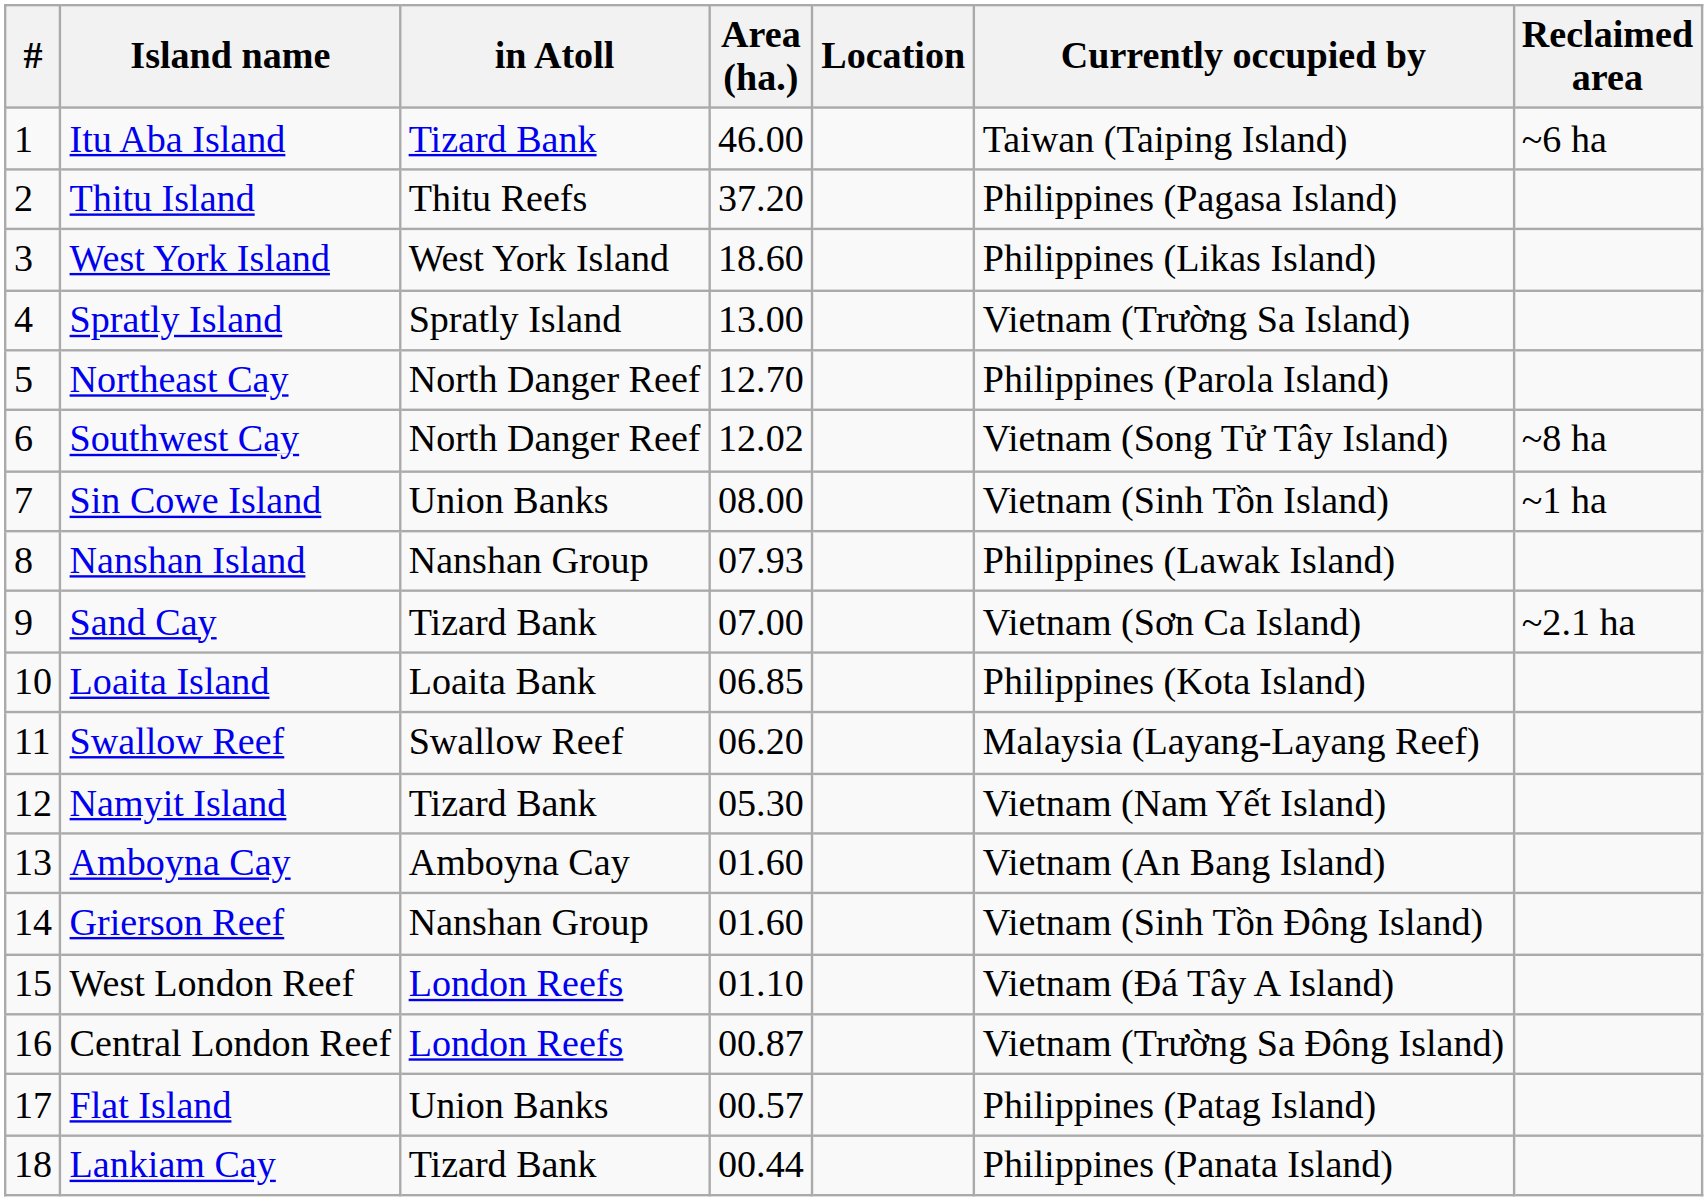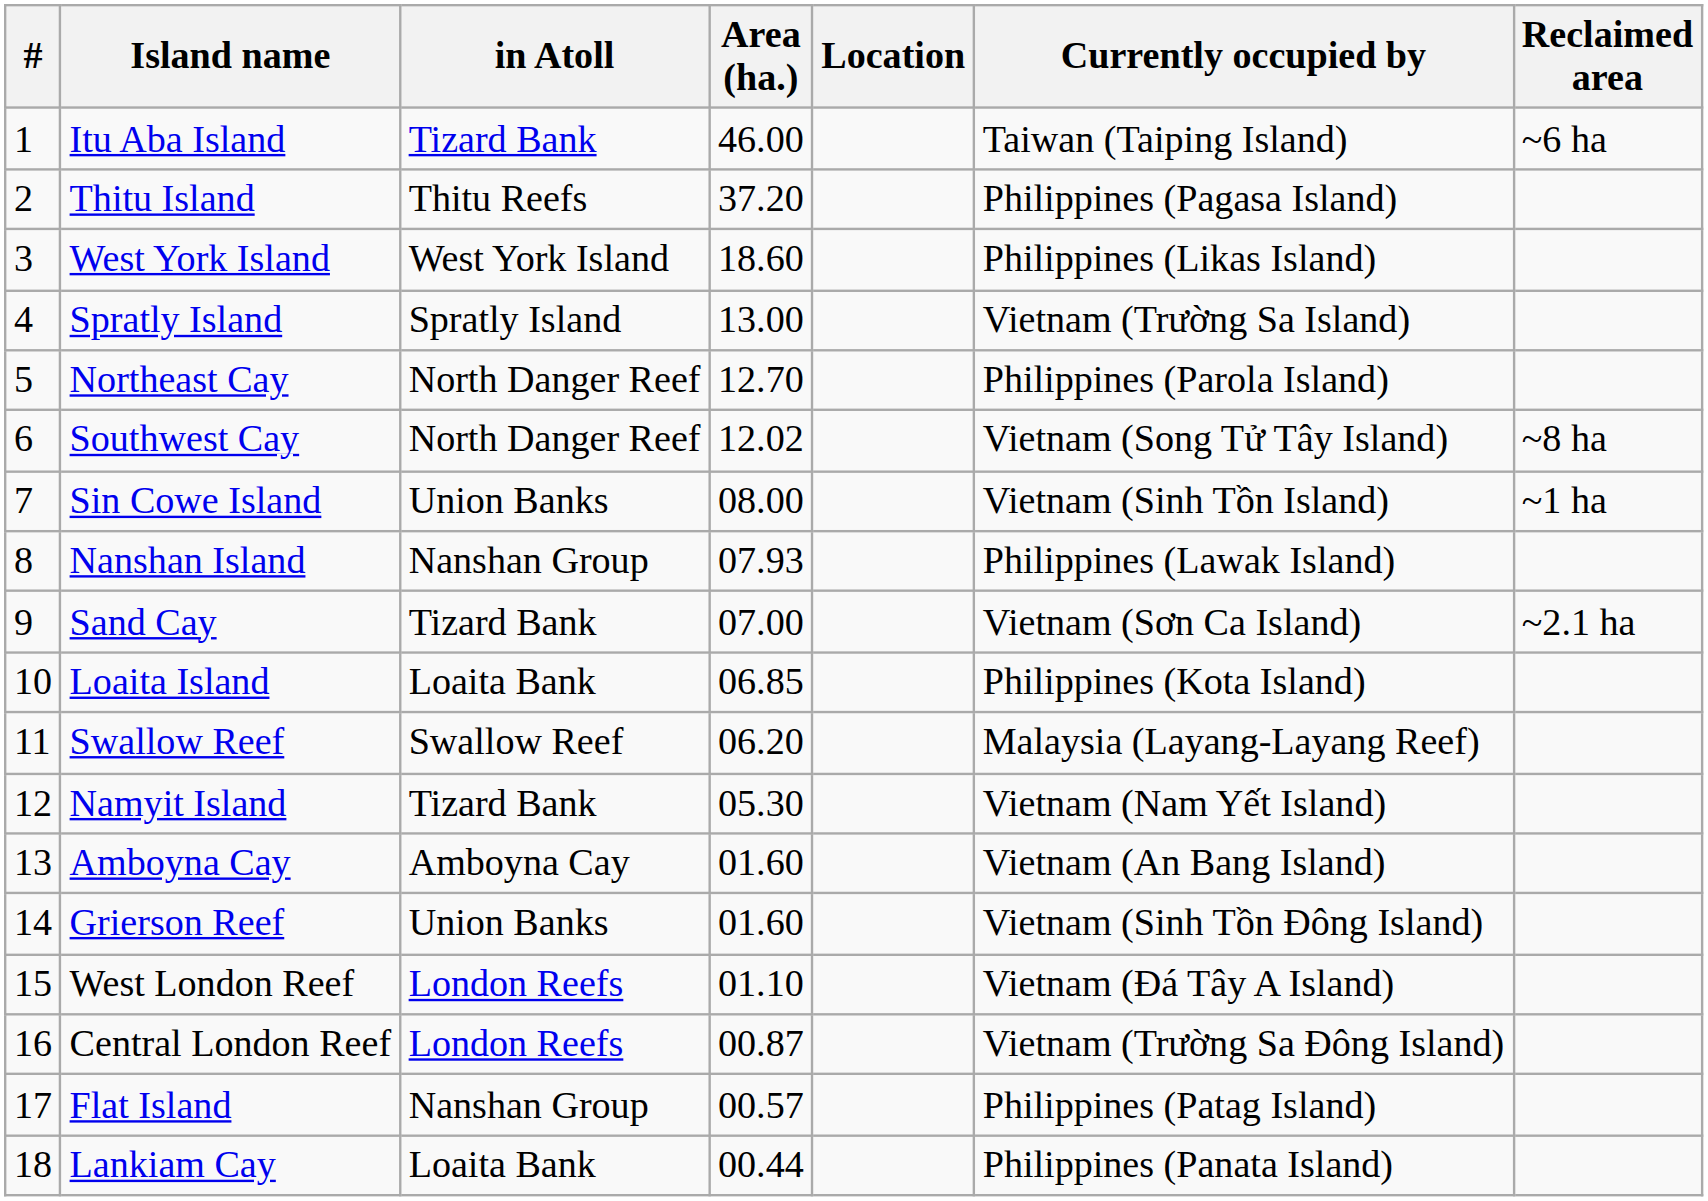(529, 923) Nanshan Group -> (509, 923) Union Banks
(509, 1104) Union Banks -> (529, 1104) Nanshan Group
(503, 1164) Tizard Bank -> (502, 1164) Loaita Bank
